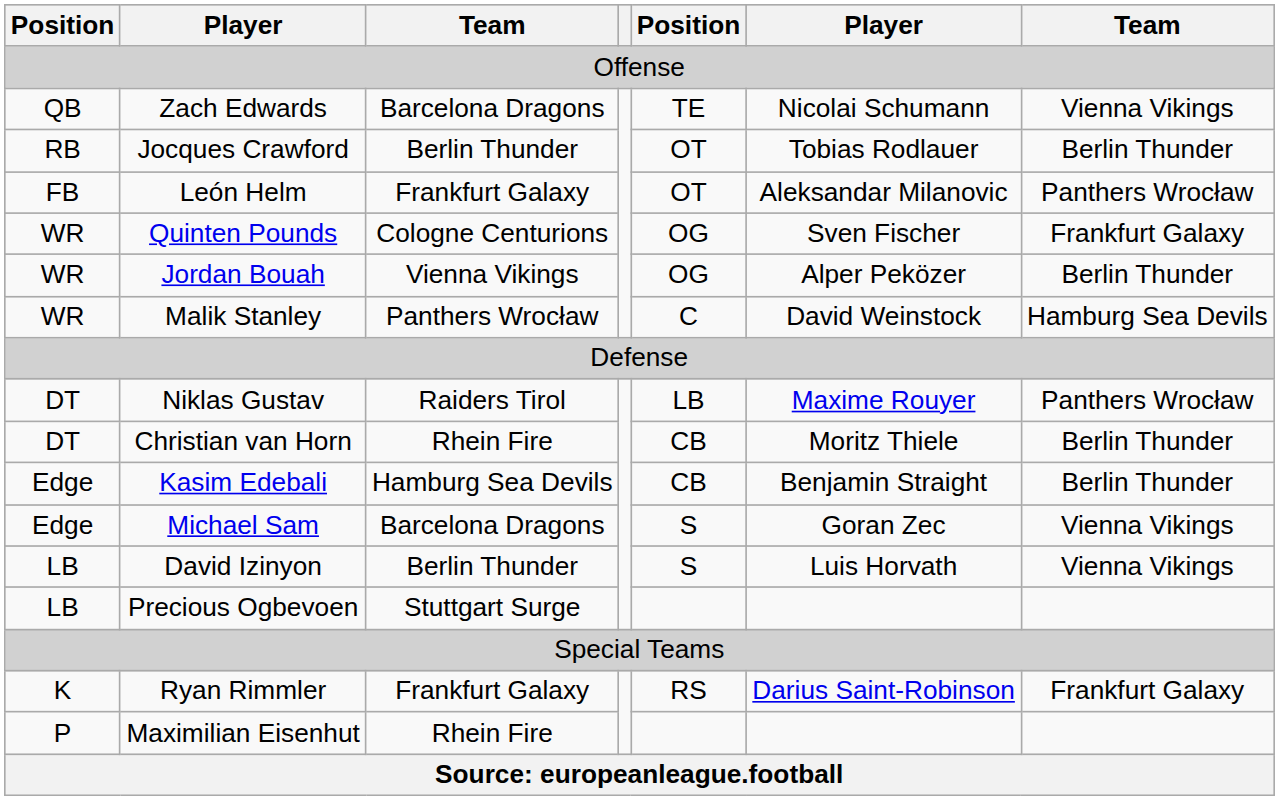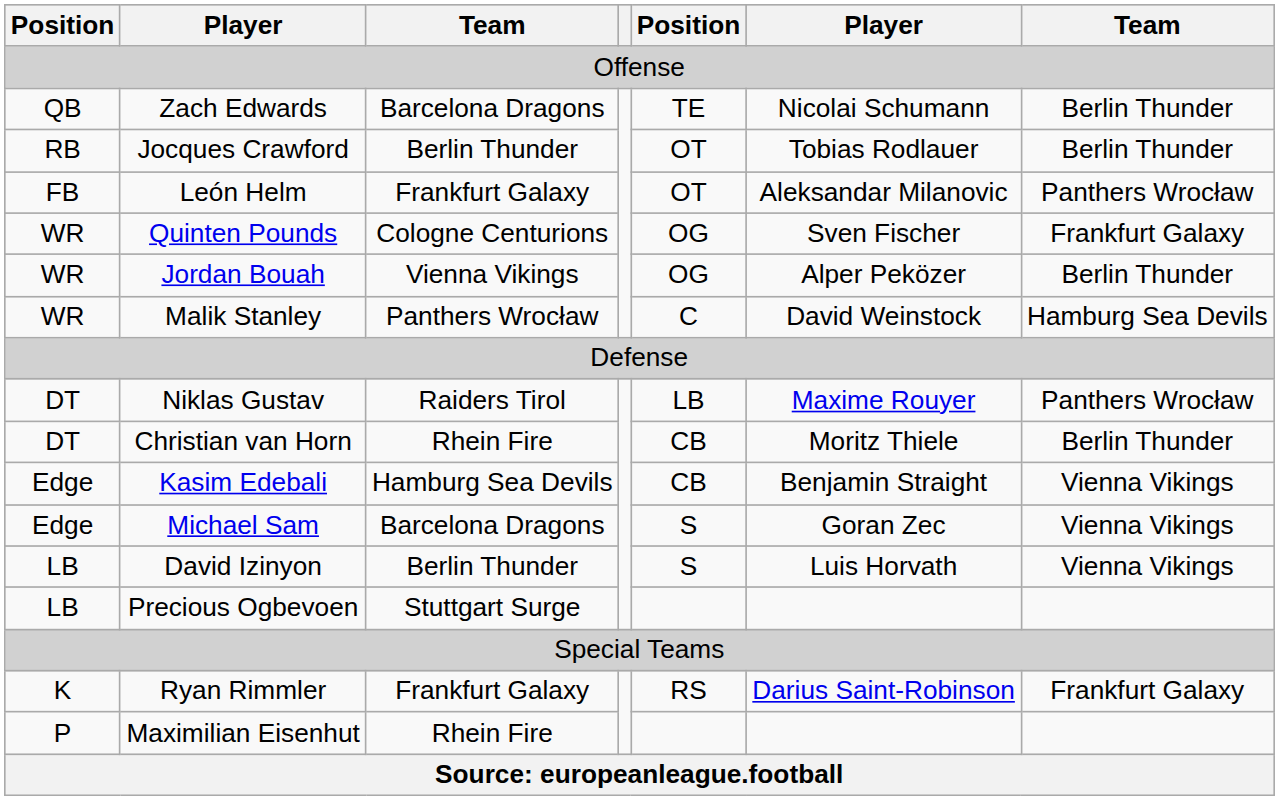(1147, 108) Vienna Vikings -> (1147, 108) Berlin Thunder
(1147, 483) Berlin Thunder -> (1147, 483) Vienna Vikings
